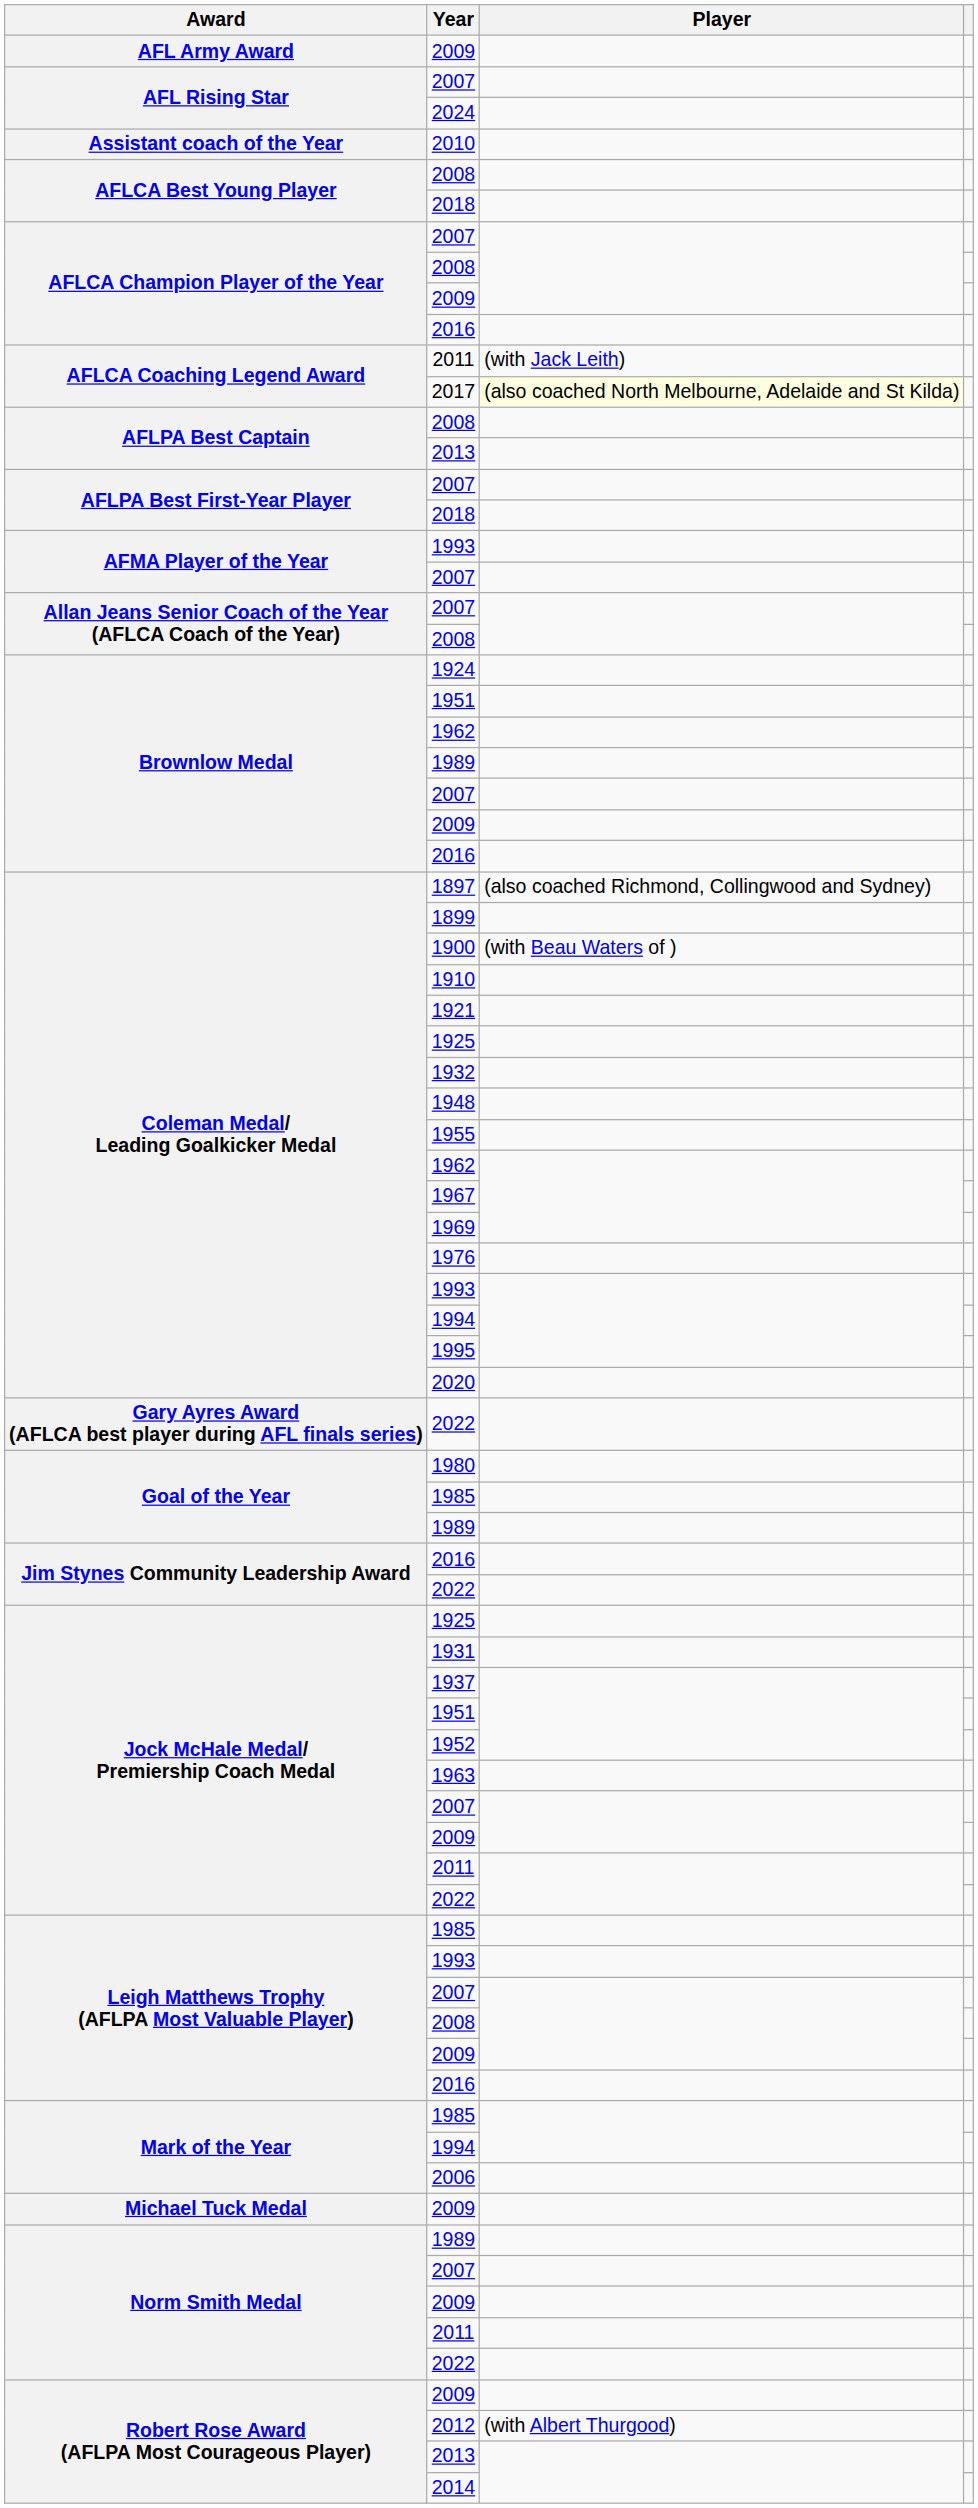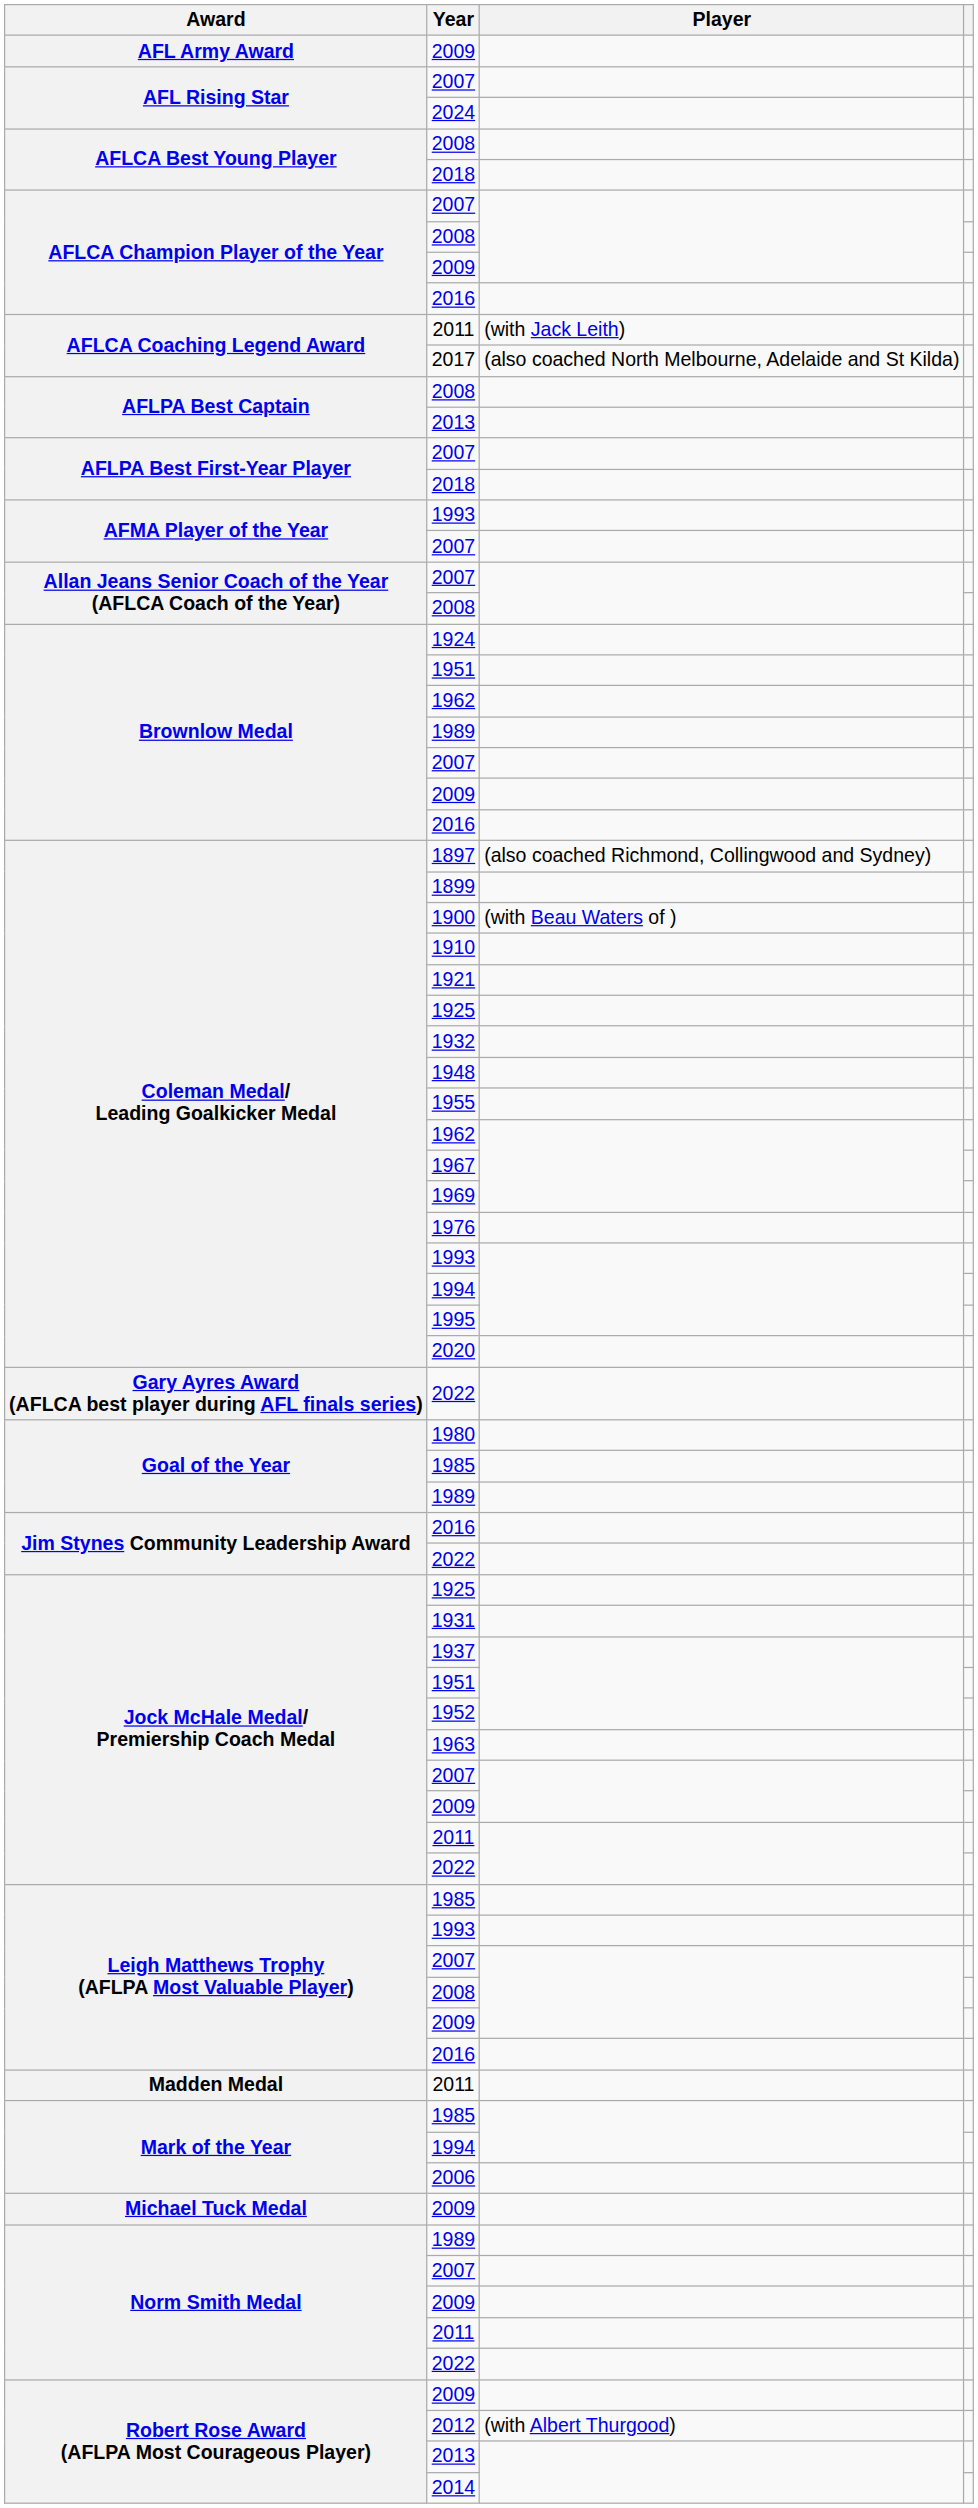- row: (216, 143)
(722, 391) lightyellow background -> (722, 360) no background
+ row: (216, 2085)
